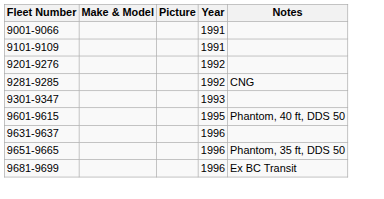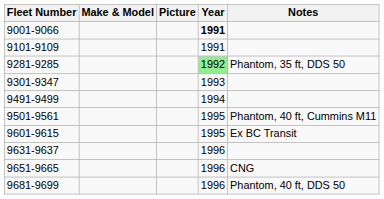(213, 30) normal -> (213, 30) bold
- row: (33, 64)
(213, 82) no background -> (213, 64) lightgreen background
(242, 82) CNG -> (288, 64) Phantom, 35 ft, DDS 50
+ row: (33, 99)
+ row: (33, 116)
(288, 116) Phantom, 40 ft, DDS 50 -> (263, 133) Ex BC Transit
(288, 151) Phantom, 35 ft, DDS 50 -> (242, 168) CNG
(263, 168) Ex BC Transit -> (288, 185) Phantom, 40 ft, DDS 50
